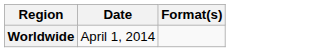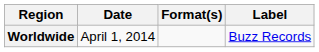+ column: (270, 15)
